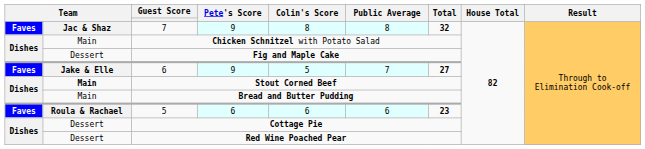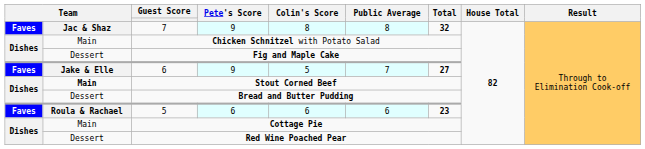(87, 96) Main -> (87, 96) Dessert
(87, 124) Dessert -> (87, 124) Main
